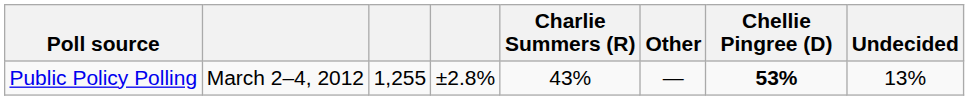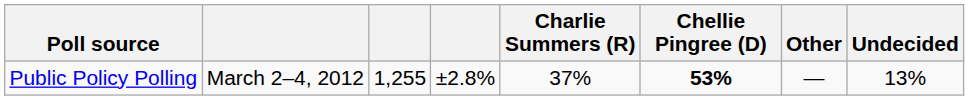columns swapped: (776, 32) <-> (673, 44)
(570, 77) 43% -> (570, 77) 37%
